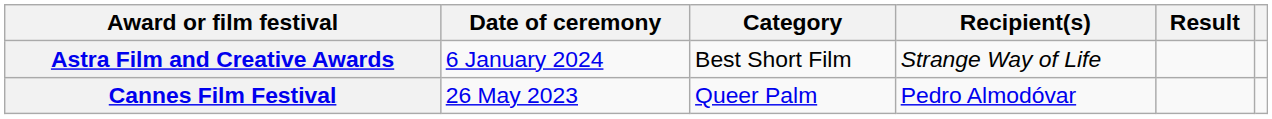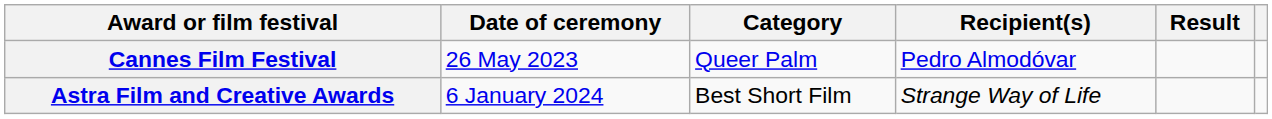rows swapped: (223, 95) <-> (223, 58)
